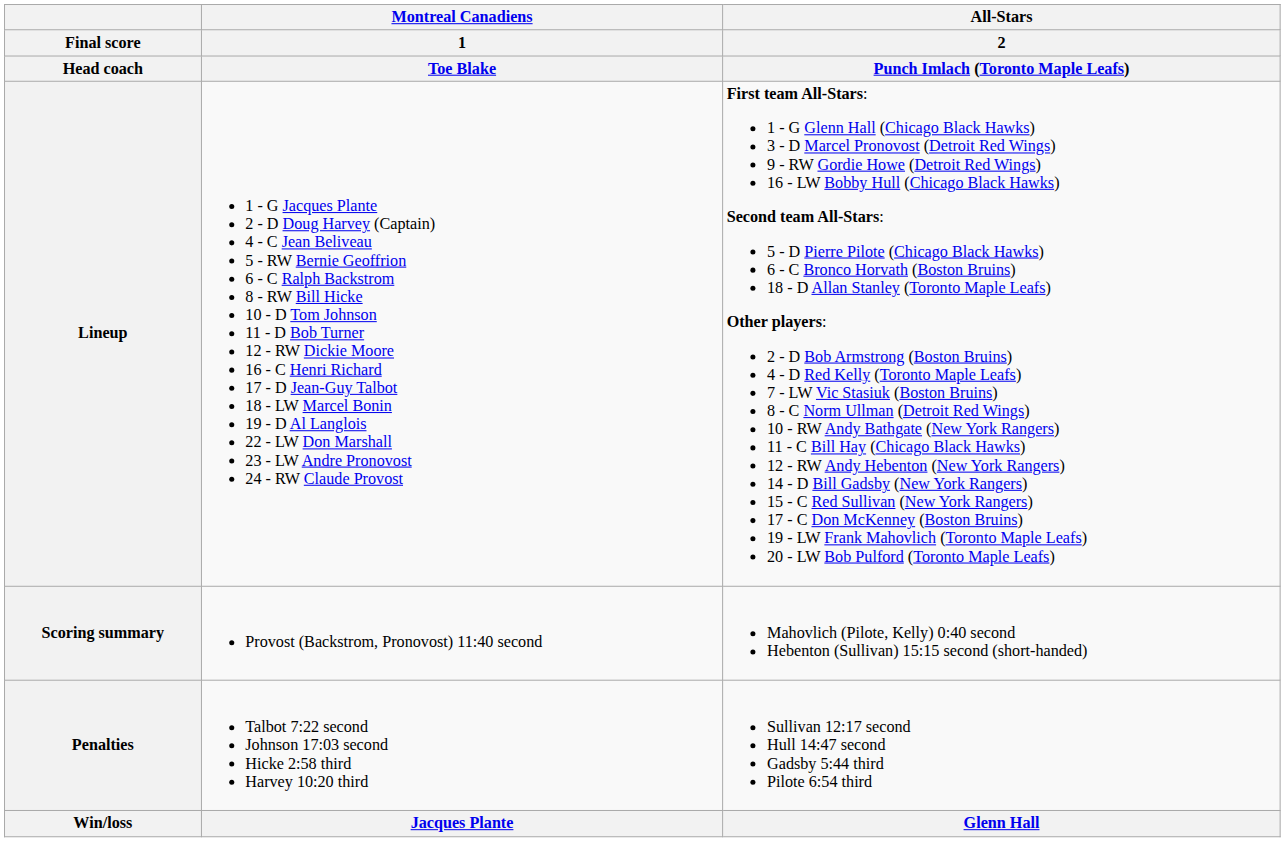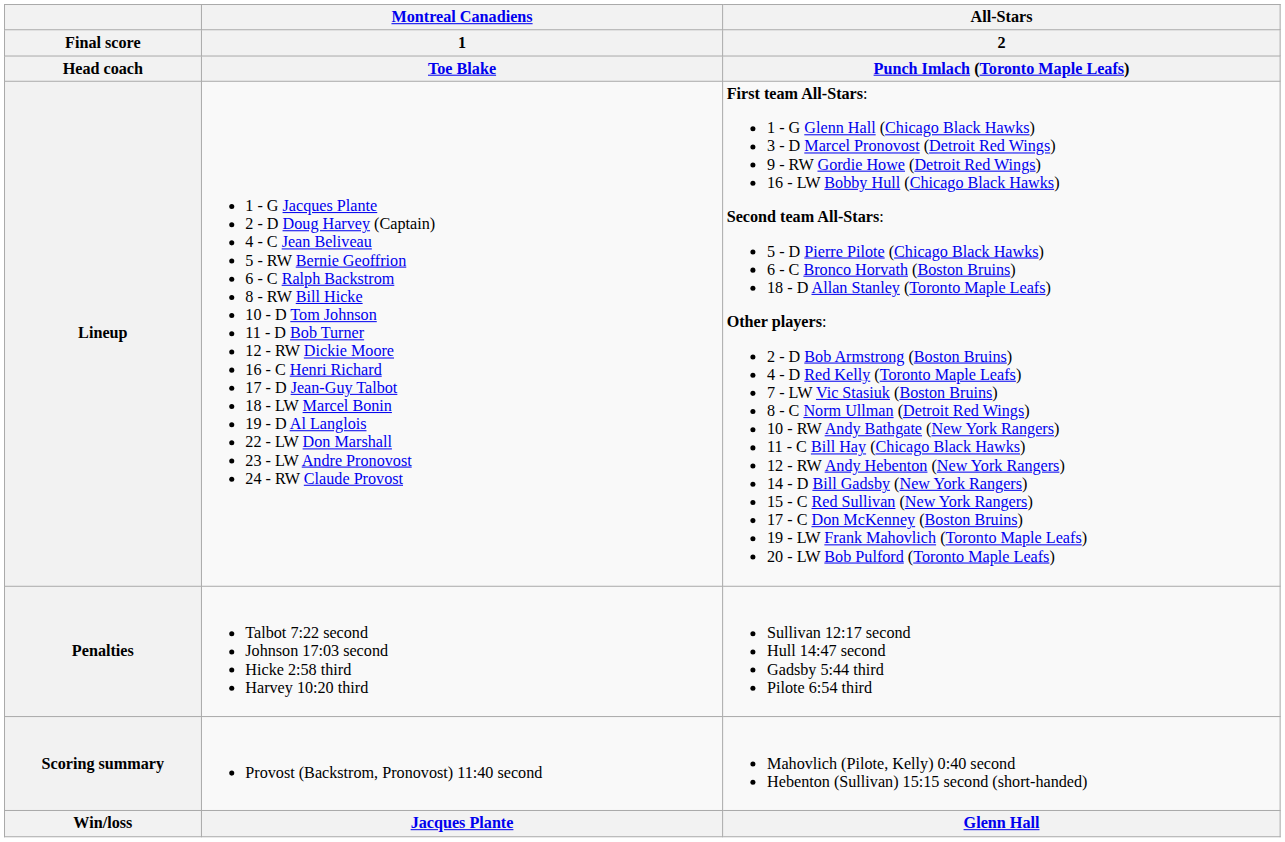rows swapped: (103, 632) <-> (103, 745)
